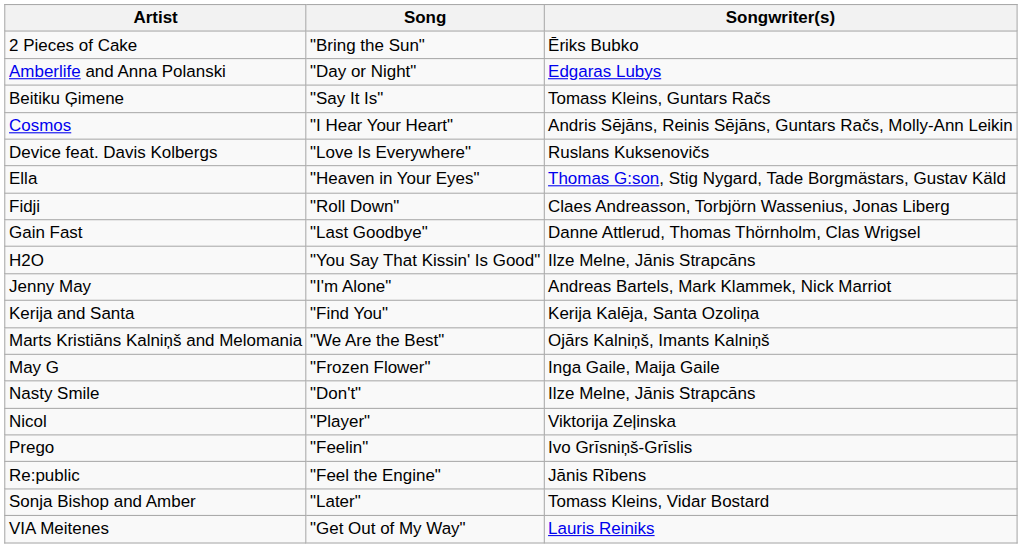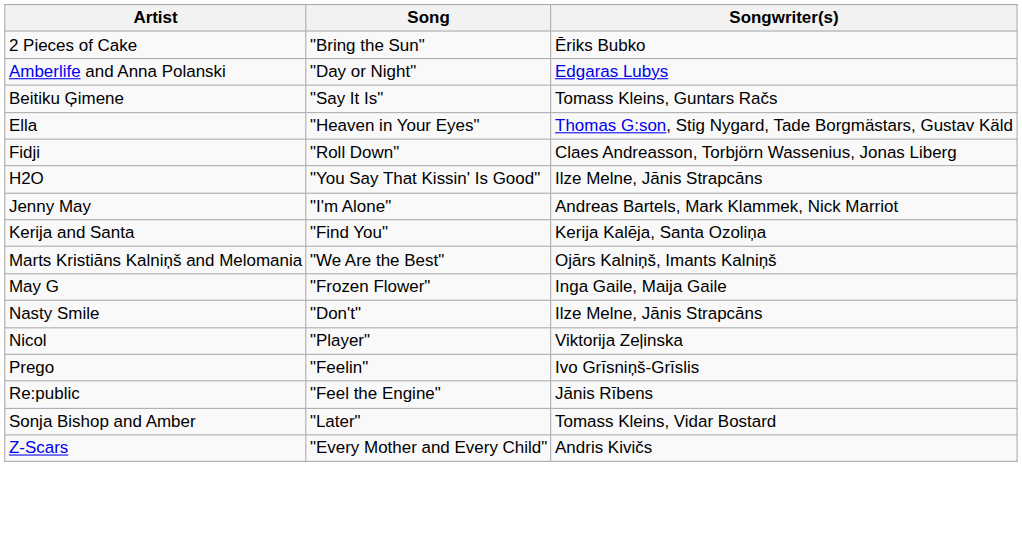- row: (40, 125)
- row: (113, 152)
- row: (46, 233)
- row: (59, 529)
+ row: (39, 448)
